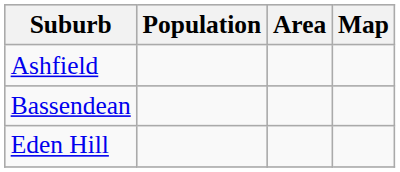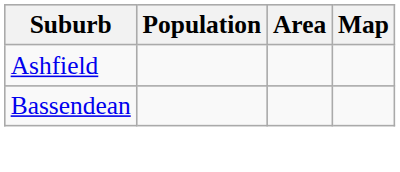- row: (60, 145)
